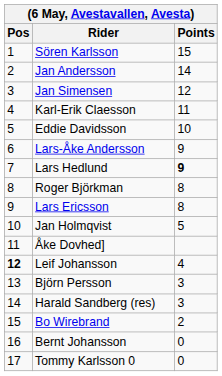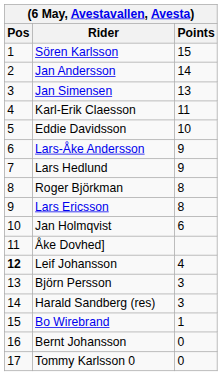(184, 91) 12 -> (184, 91) 13
(181, 168) bold -> (181, 168) normal
(181, 226) 5 -> (181, 226) 6
(181, 322) 2 -> (181, 322) 1
